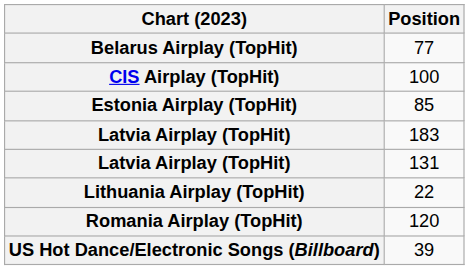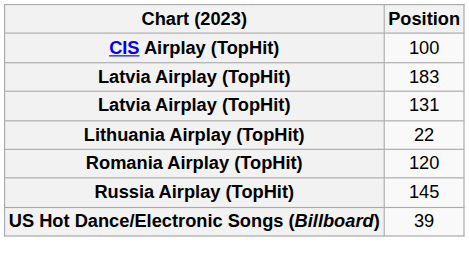- row: (424, 47)
- row: (424, 105)
+ row: (424, 192)
